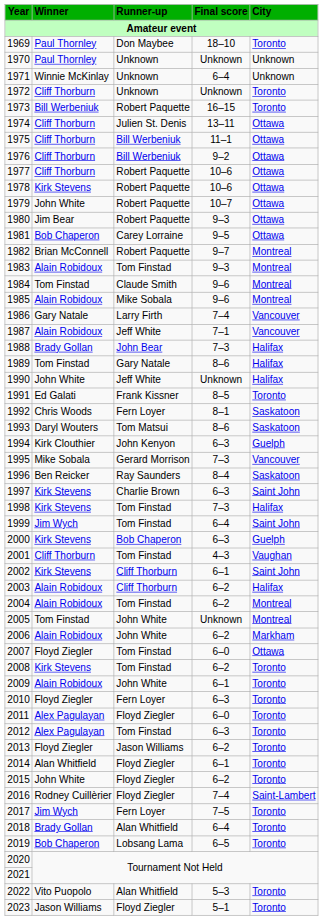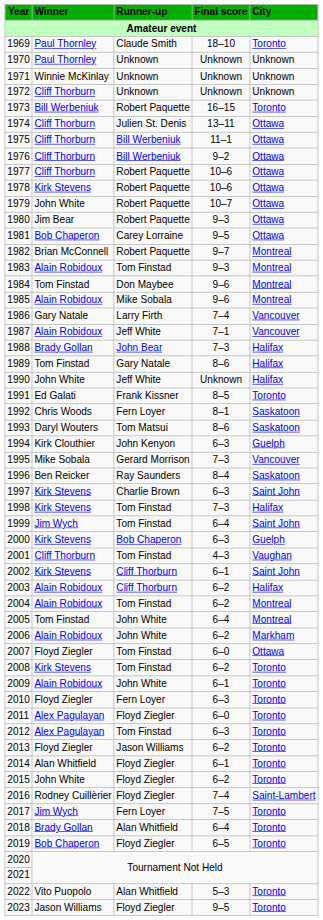(145, 44) Don Maybee -> (147, 44) Claude Smith
(221, 76) 6–4 -> (221, 76) Unknown
(269, 92) Toronto -> (273, 92) Unknown
(147, 284) Claude Smith -> (145, 284) Don Maybee
(221, 619) Unknown -> (221, 619) 6–4
(150, 843) Lobsang Lama -> (145, 843) Floyd Ziegler
(221, 907) 5–1 -> (221, 907) 9–5
